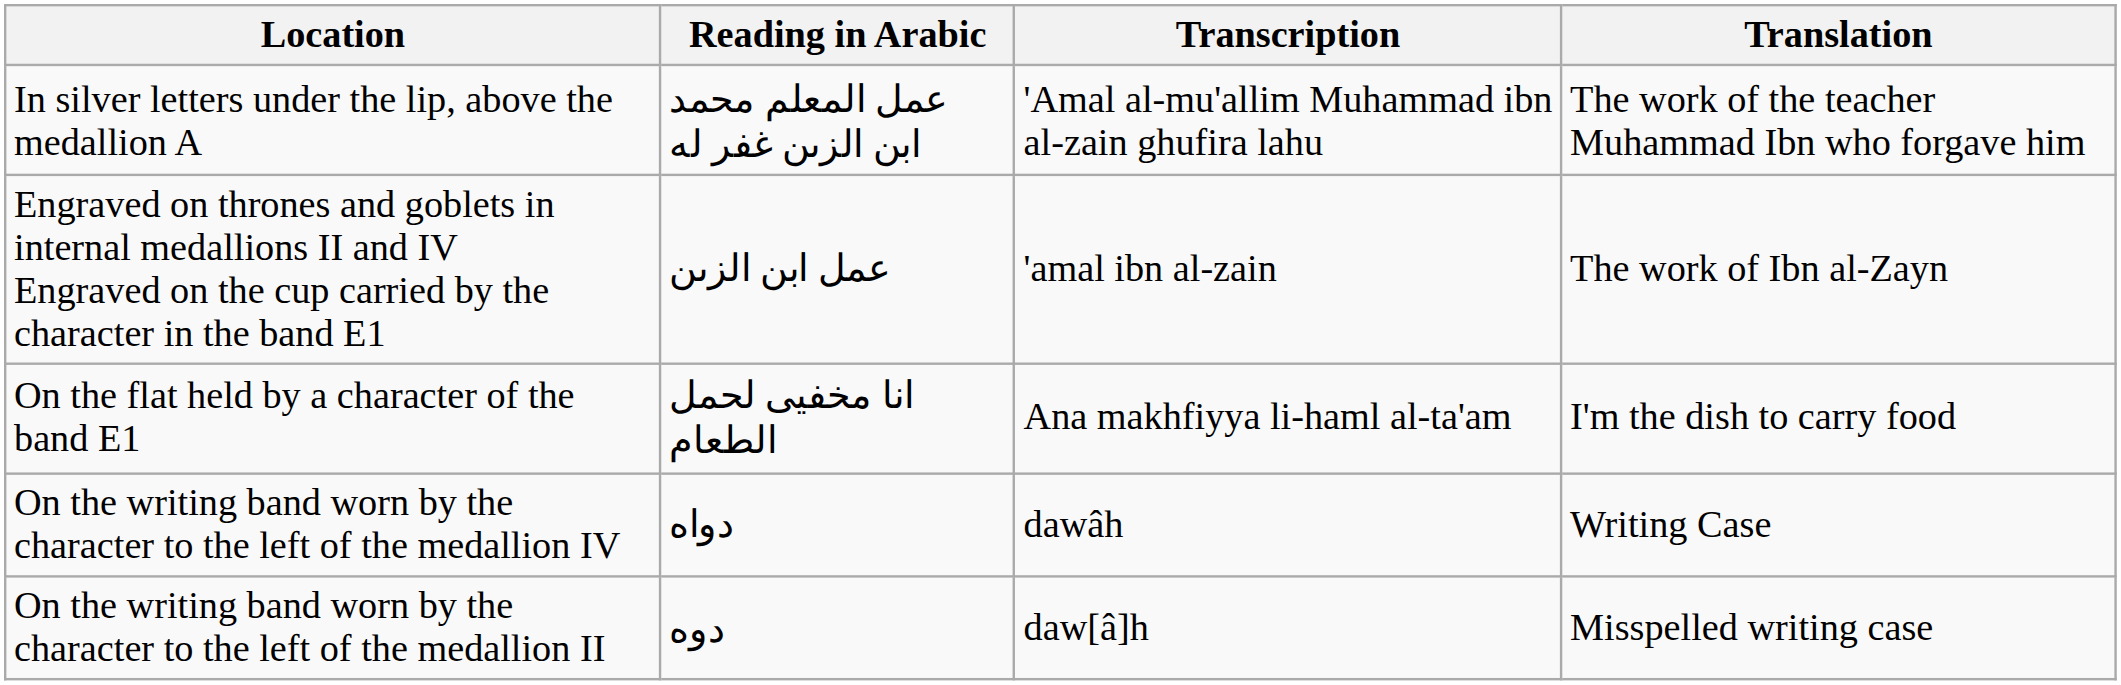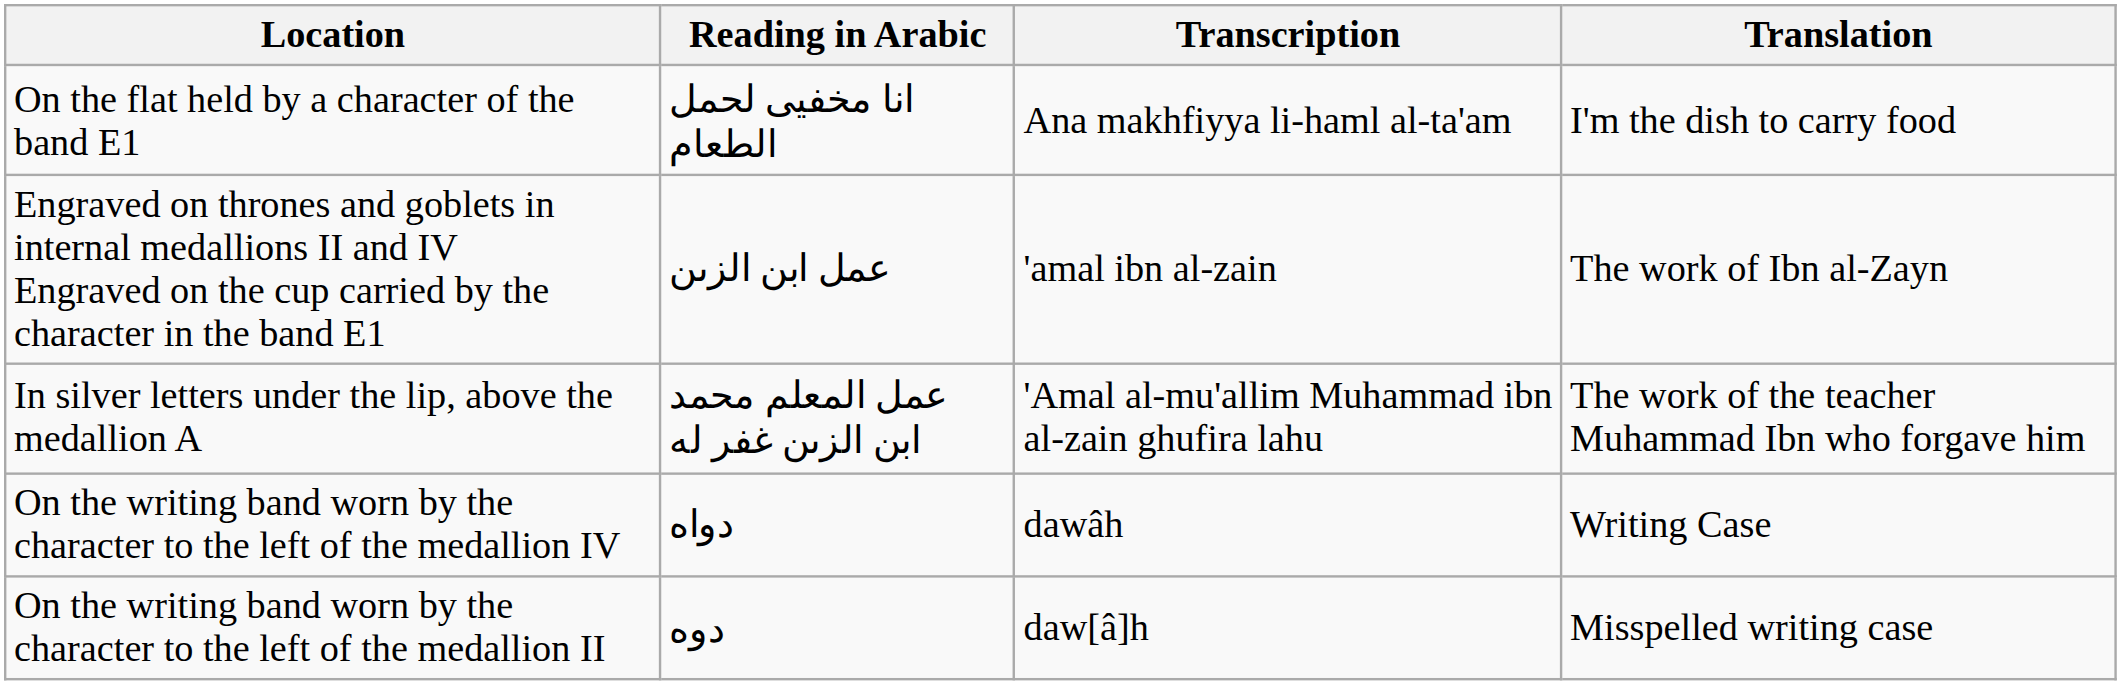rows swapped: (313, 119) <-> (294, 417)
